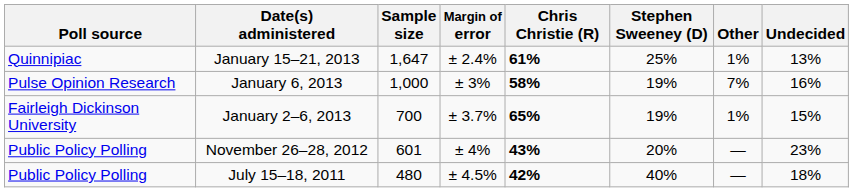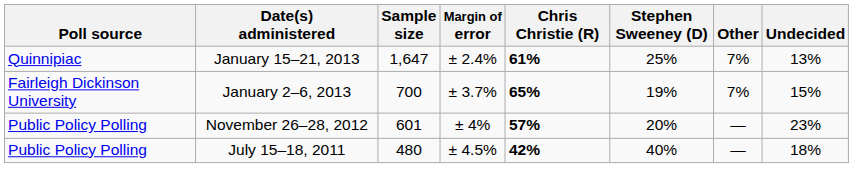(738, 58) 1% -> (738, 58) 7%
- row: (287, 83)
(738, 116) 1% -> (738, 92) 7%
(525, 150) 43% -> (525, 125) 57%
